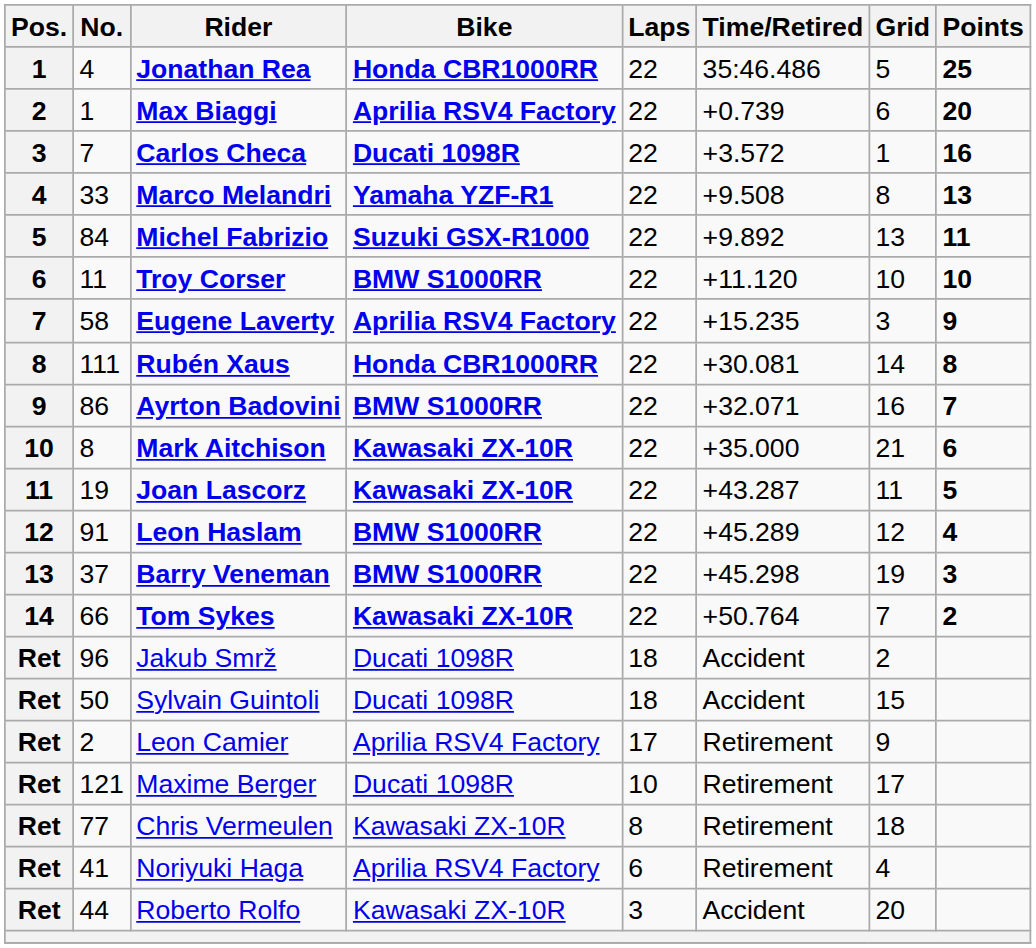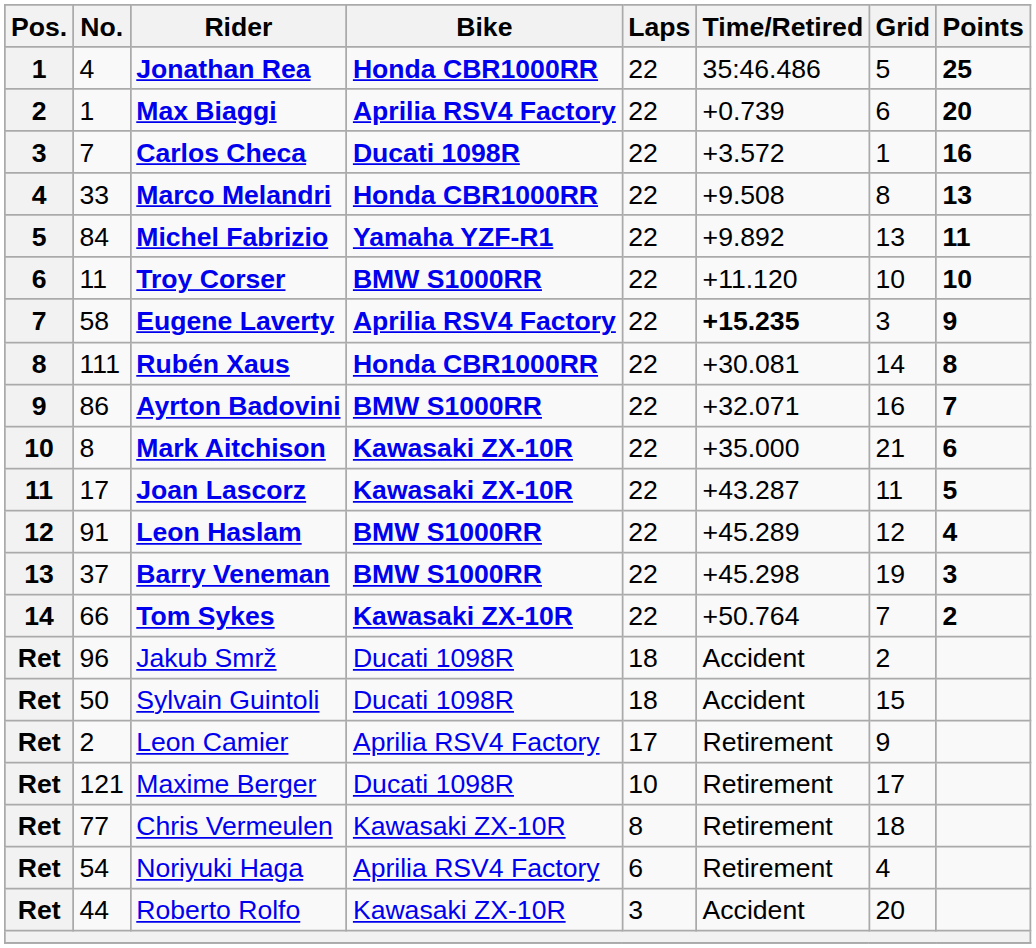(453, 195) Yamaha YZF-R1 -> (475, 195) Honda CBR1000RR
(471, 237) Suzuki GSX-R1000 -> (453, 237) Yamaha YZF-R1
(751, 321) normal -> (751, 321) bold
(94, 489) 19 -> (94, 489) 17
(94, 868) 41 -> (94, 868) 54
